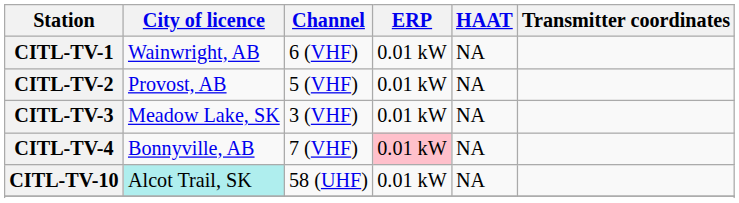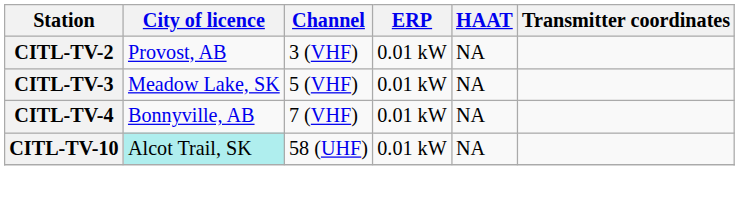- row: (64, 52)
(323, 84) 5 (VHF) -> (323, 52) 3 (VHF)
(323, 116) 3 (VHF) -> (323, 84) 5 (VHF)
(412, 148) pink background -> (412, 116) no background
